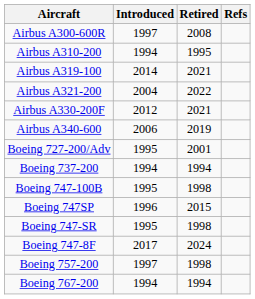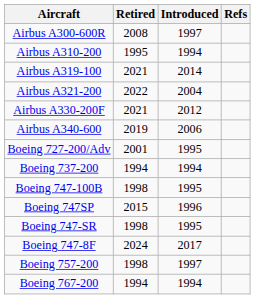columns swapped: (145, 14) <-> (199, 14)
